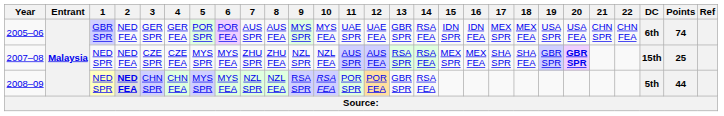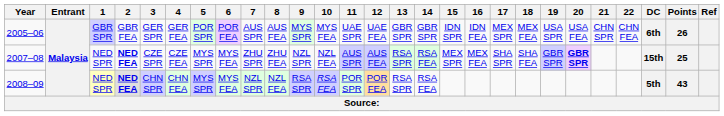(128, 32) NED FEA -> (128, 32) GBR FEA
(426, 32) RSA FEA -> (427, 32) GBR SPR
(681, 32) 74 -> (682, 32) 26
(128, 57) normal -> (128, 57) bold
(402, 83) GBR SPR -> (402, 83) RSA SPR
(681, 83) 44 -> (682, 83) 43
